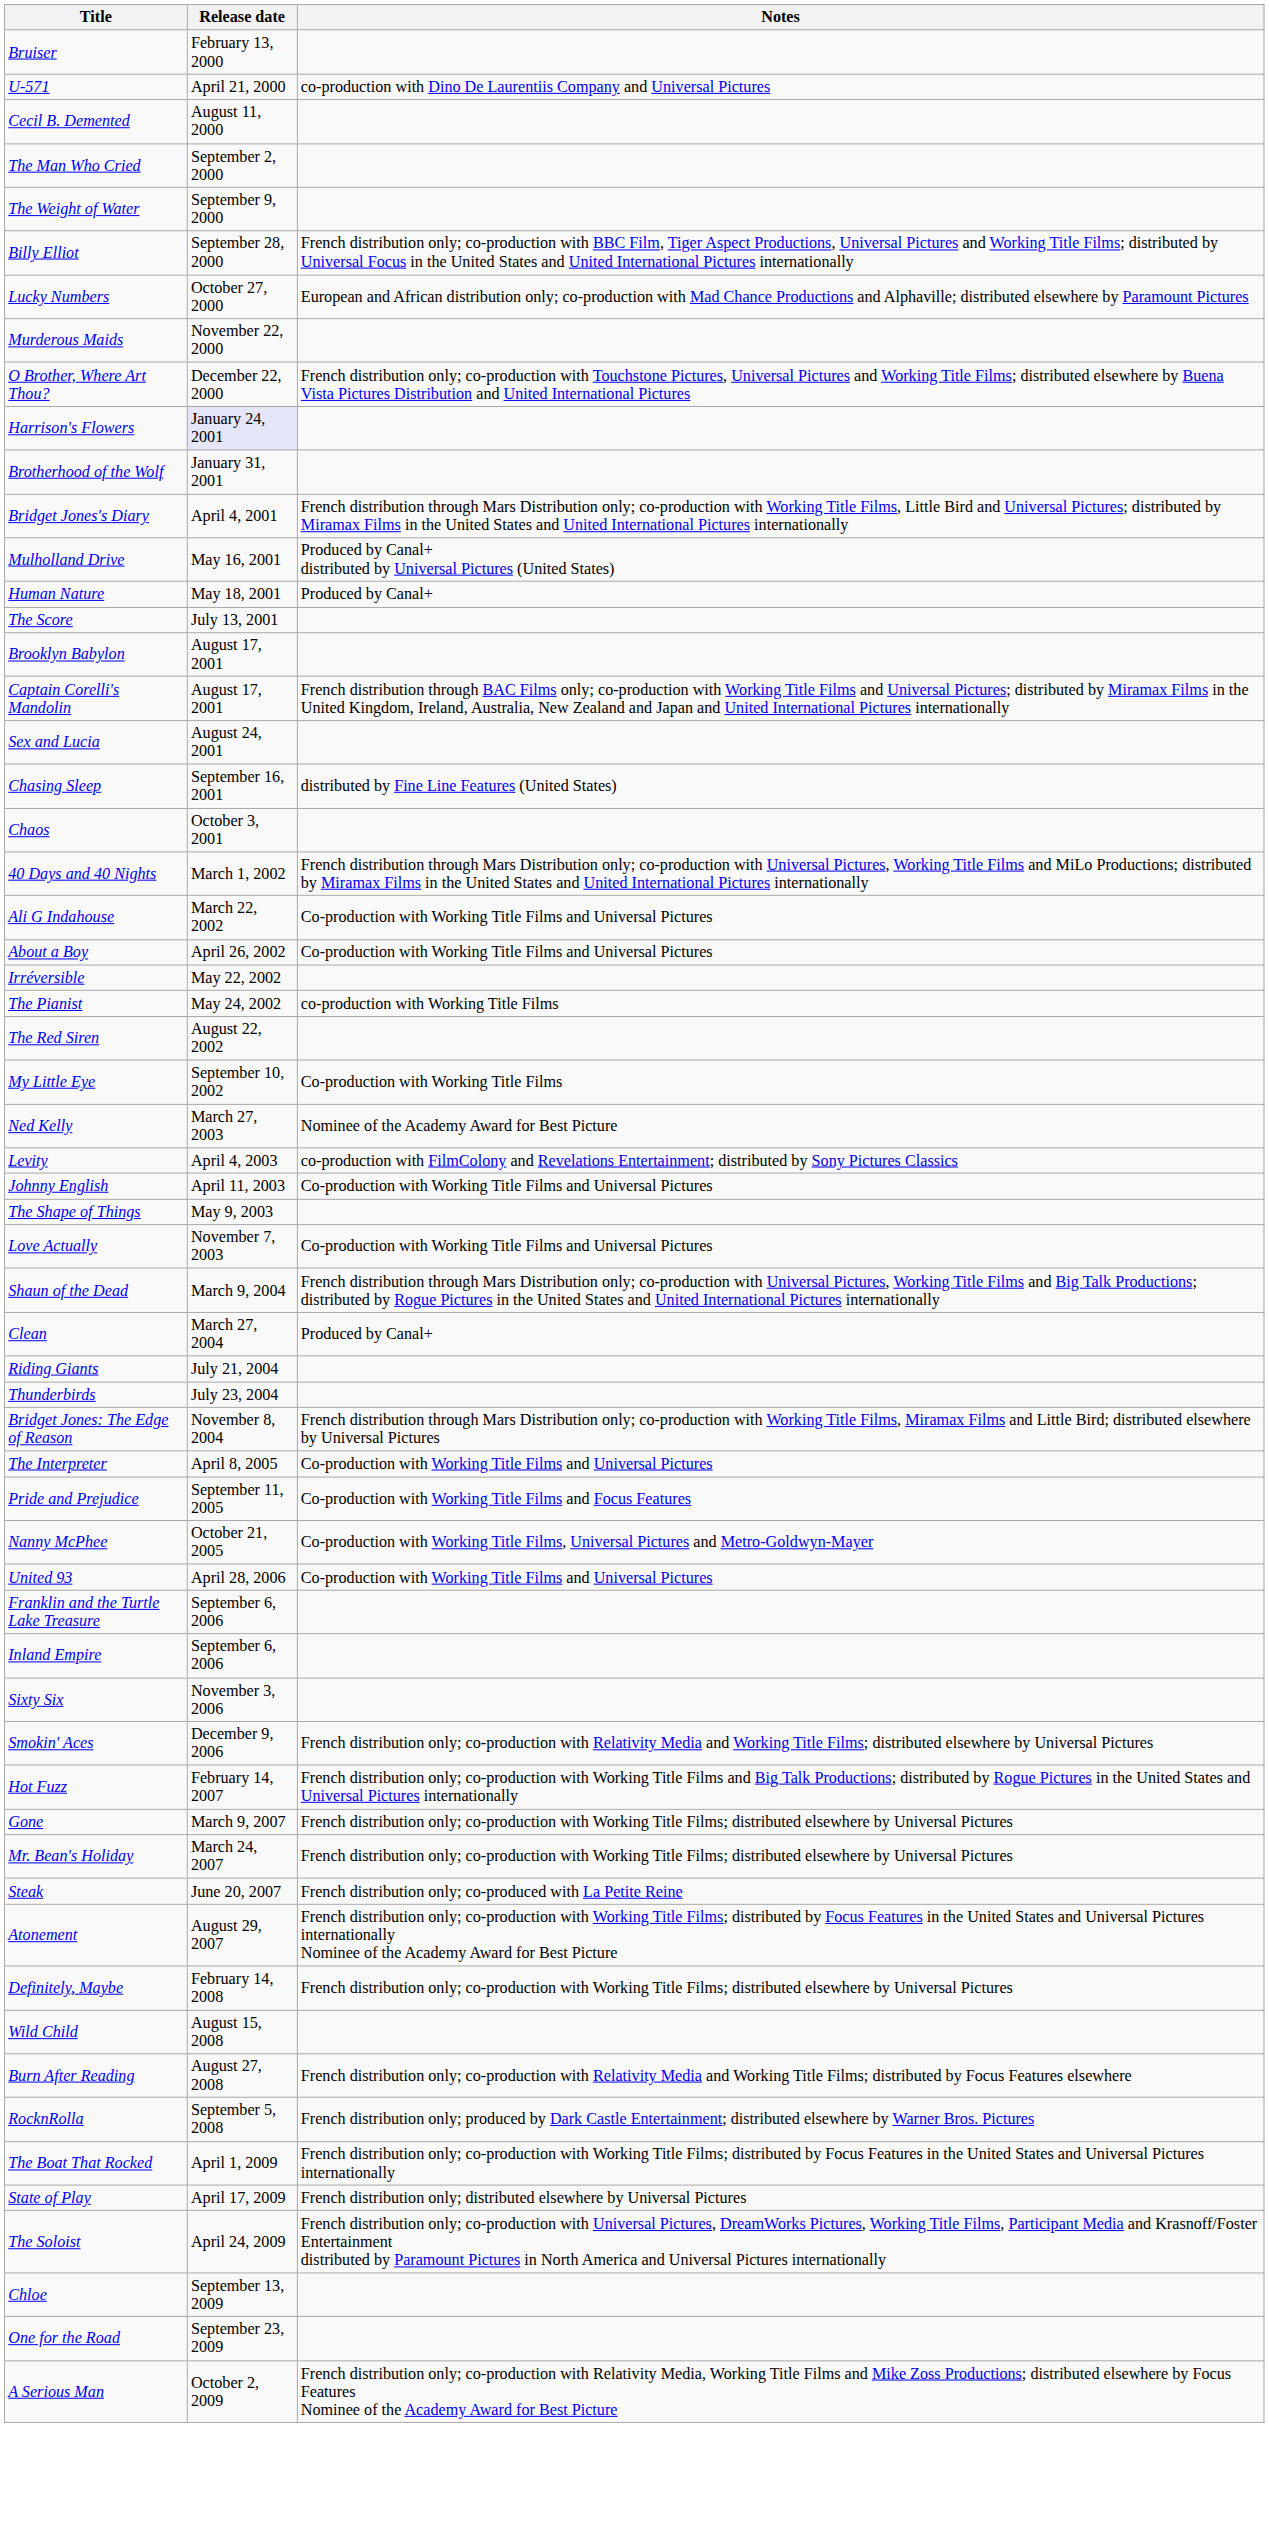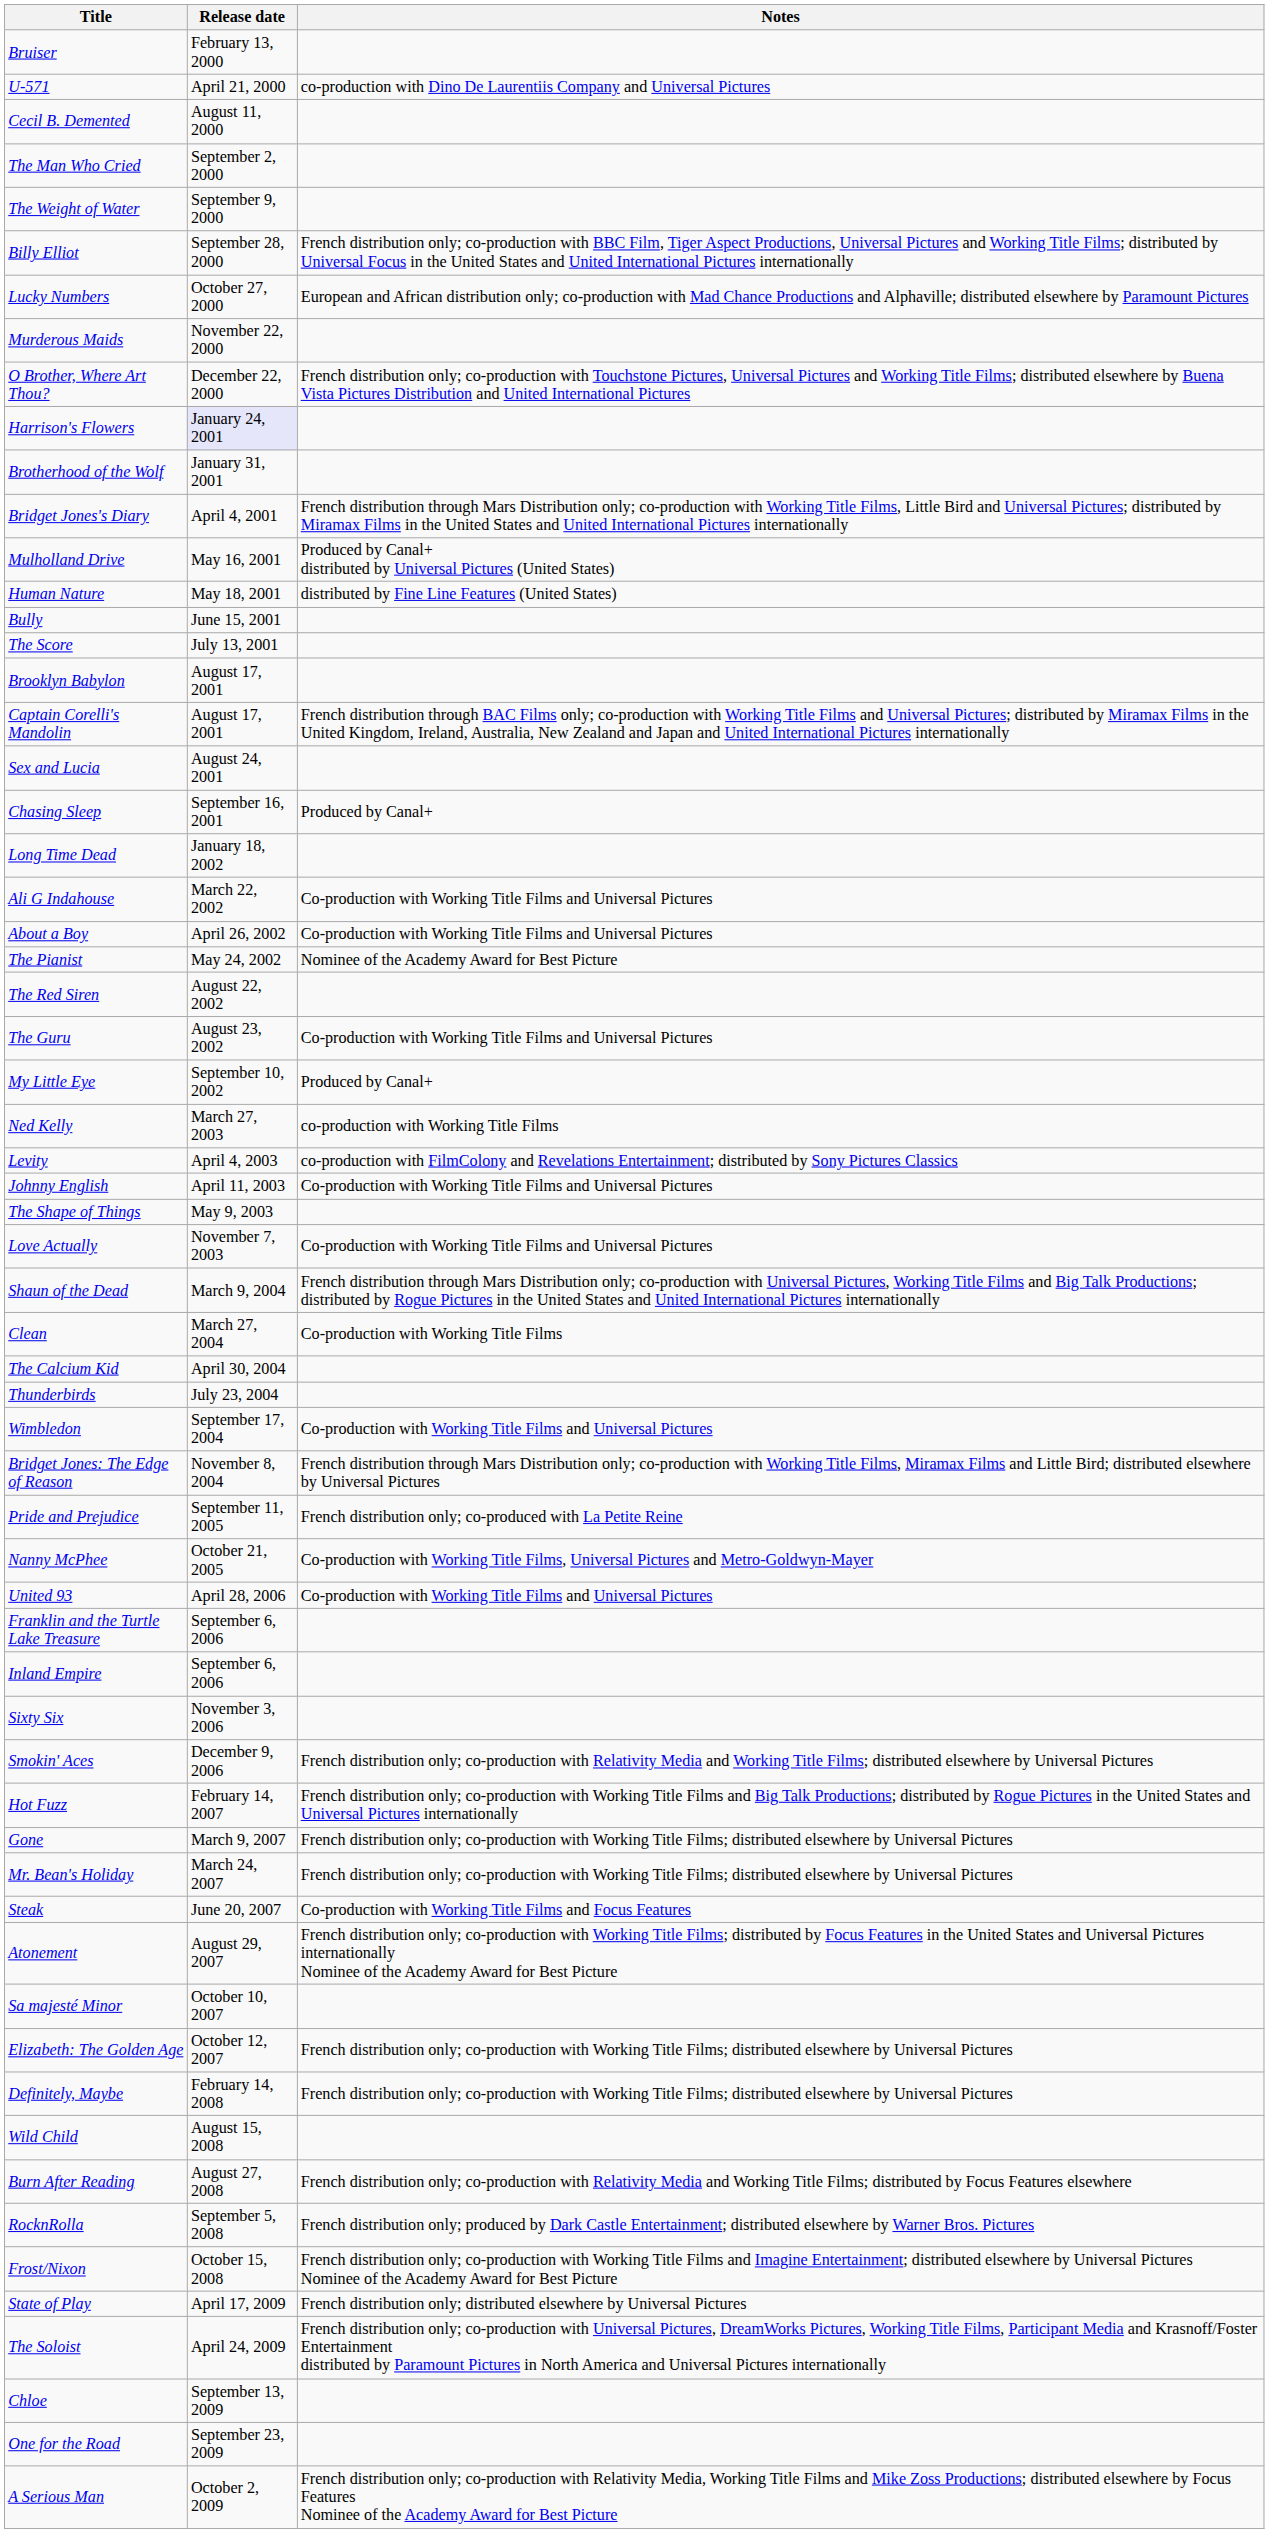(367, 594) Produced by Canal+ -> (459, 594) distributed by Fine Line Features (United States)
+ row: (25, 619)
(459, 786) distributed by Fine Line Features (United States) -> (367, 811) Produced by Canal+
- row: (29, 829)
+ row: (62, 855)
- row: (82, 873)
- row: (46, 977)
(430, 1003) co-production with Working Title Films -> (459, 959) Nominee of the Academy Award for Best Picture
+ row: (39, 1038)
(432, 1081) Co-production with Working Title Films -> (367, 1081) Produced by Canal+
(459, 1125) Nominee of the Academy Award for Best Picture -> (430, 1125) co-production with Working Title Films
(367, 1334) Produced by Canal+ -> (432, 1334) Co-production with Working Title Films
+ row: (63, 1368)
- row: (53, 1368)
+ row: (45, 1429)
- row: (58, 1463)
(496, 1498) Co-production with Working Title Films and Focus Features -> (492, 1516) French distribution only; co-produced with La Petite Reine
(492, 1891) French distribution only; co-produced with La Petite Reine -> (496, 1909) Co-production with Working Title Films and Focus Features
+ row: (65, 2006)
+ row: (96, 2049)
+ row: (47, 2268)
- row: (80, 2163)
